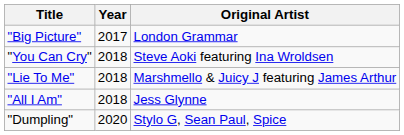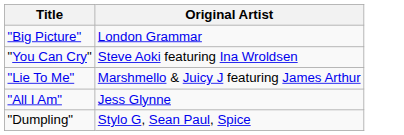- column: (113, 15)
